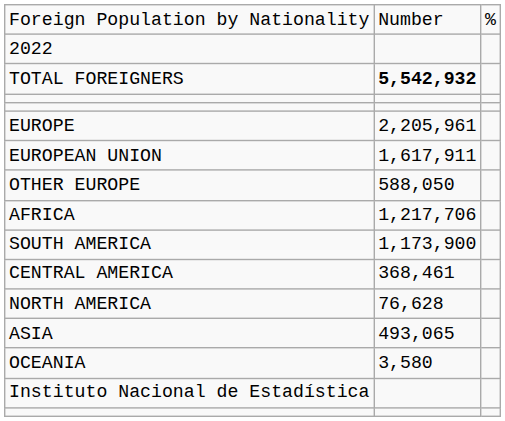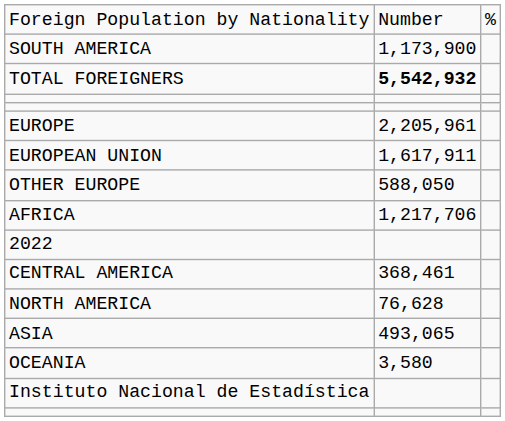rows swapped: (31, 49) <-> (80, 244)
